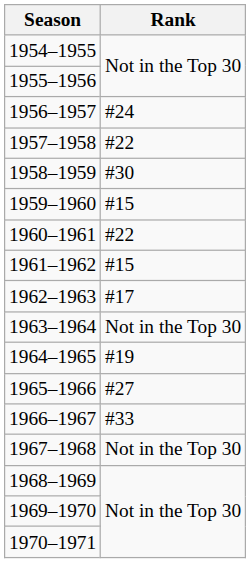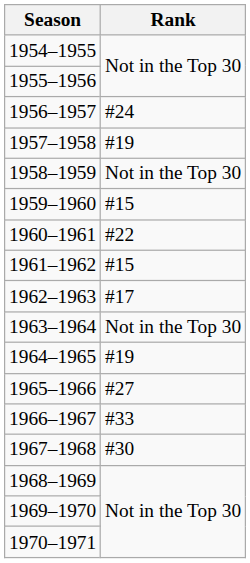(120, 142) #22 -> (120, 142) #19
(120, 173) #30 -> (173, 173) Not in the Top 30
(173, 449) Not in the Top 30 -> (120, 449) #30
